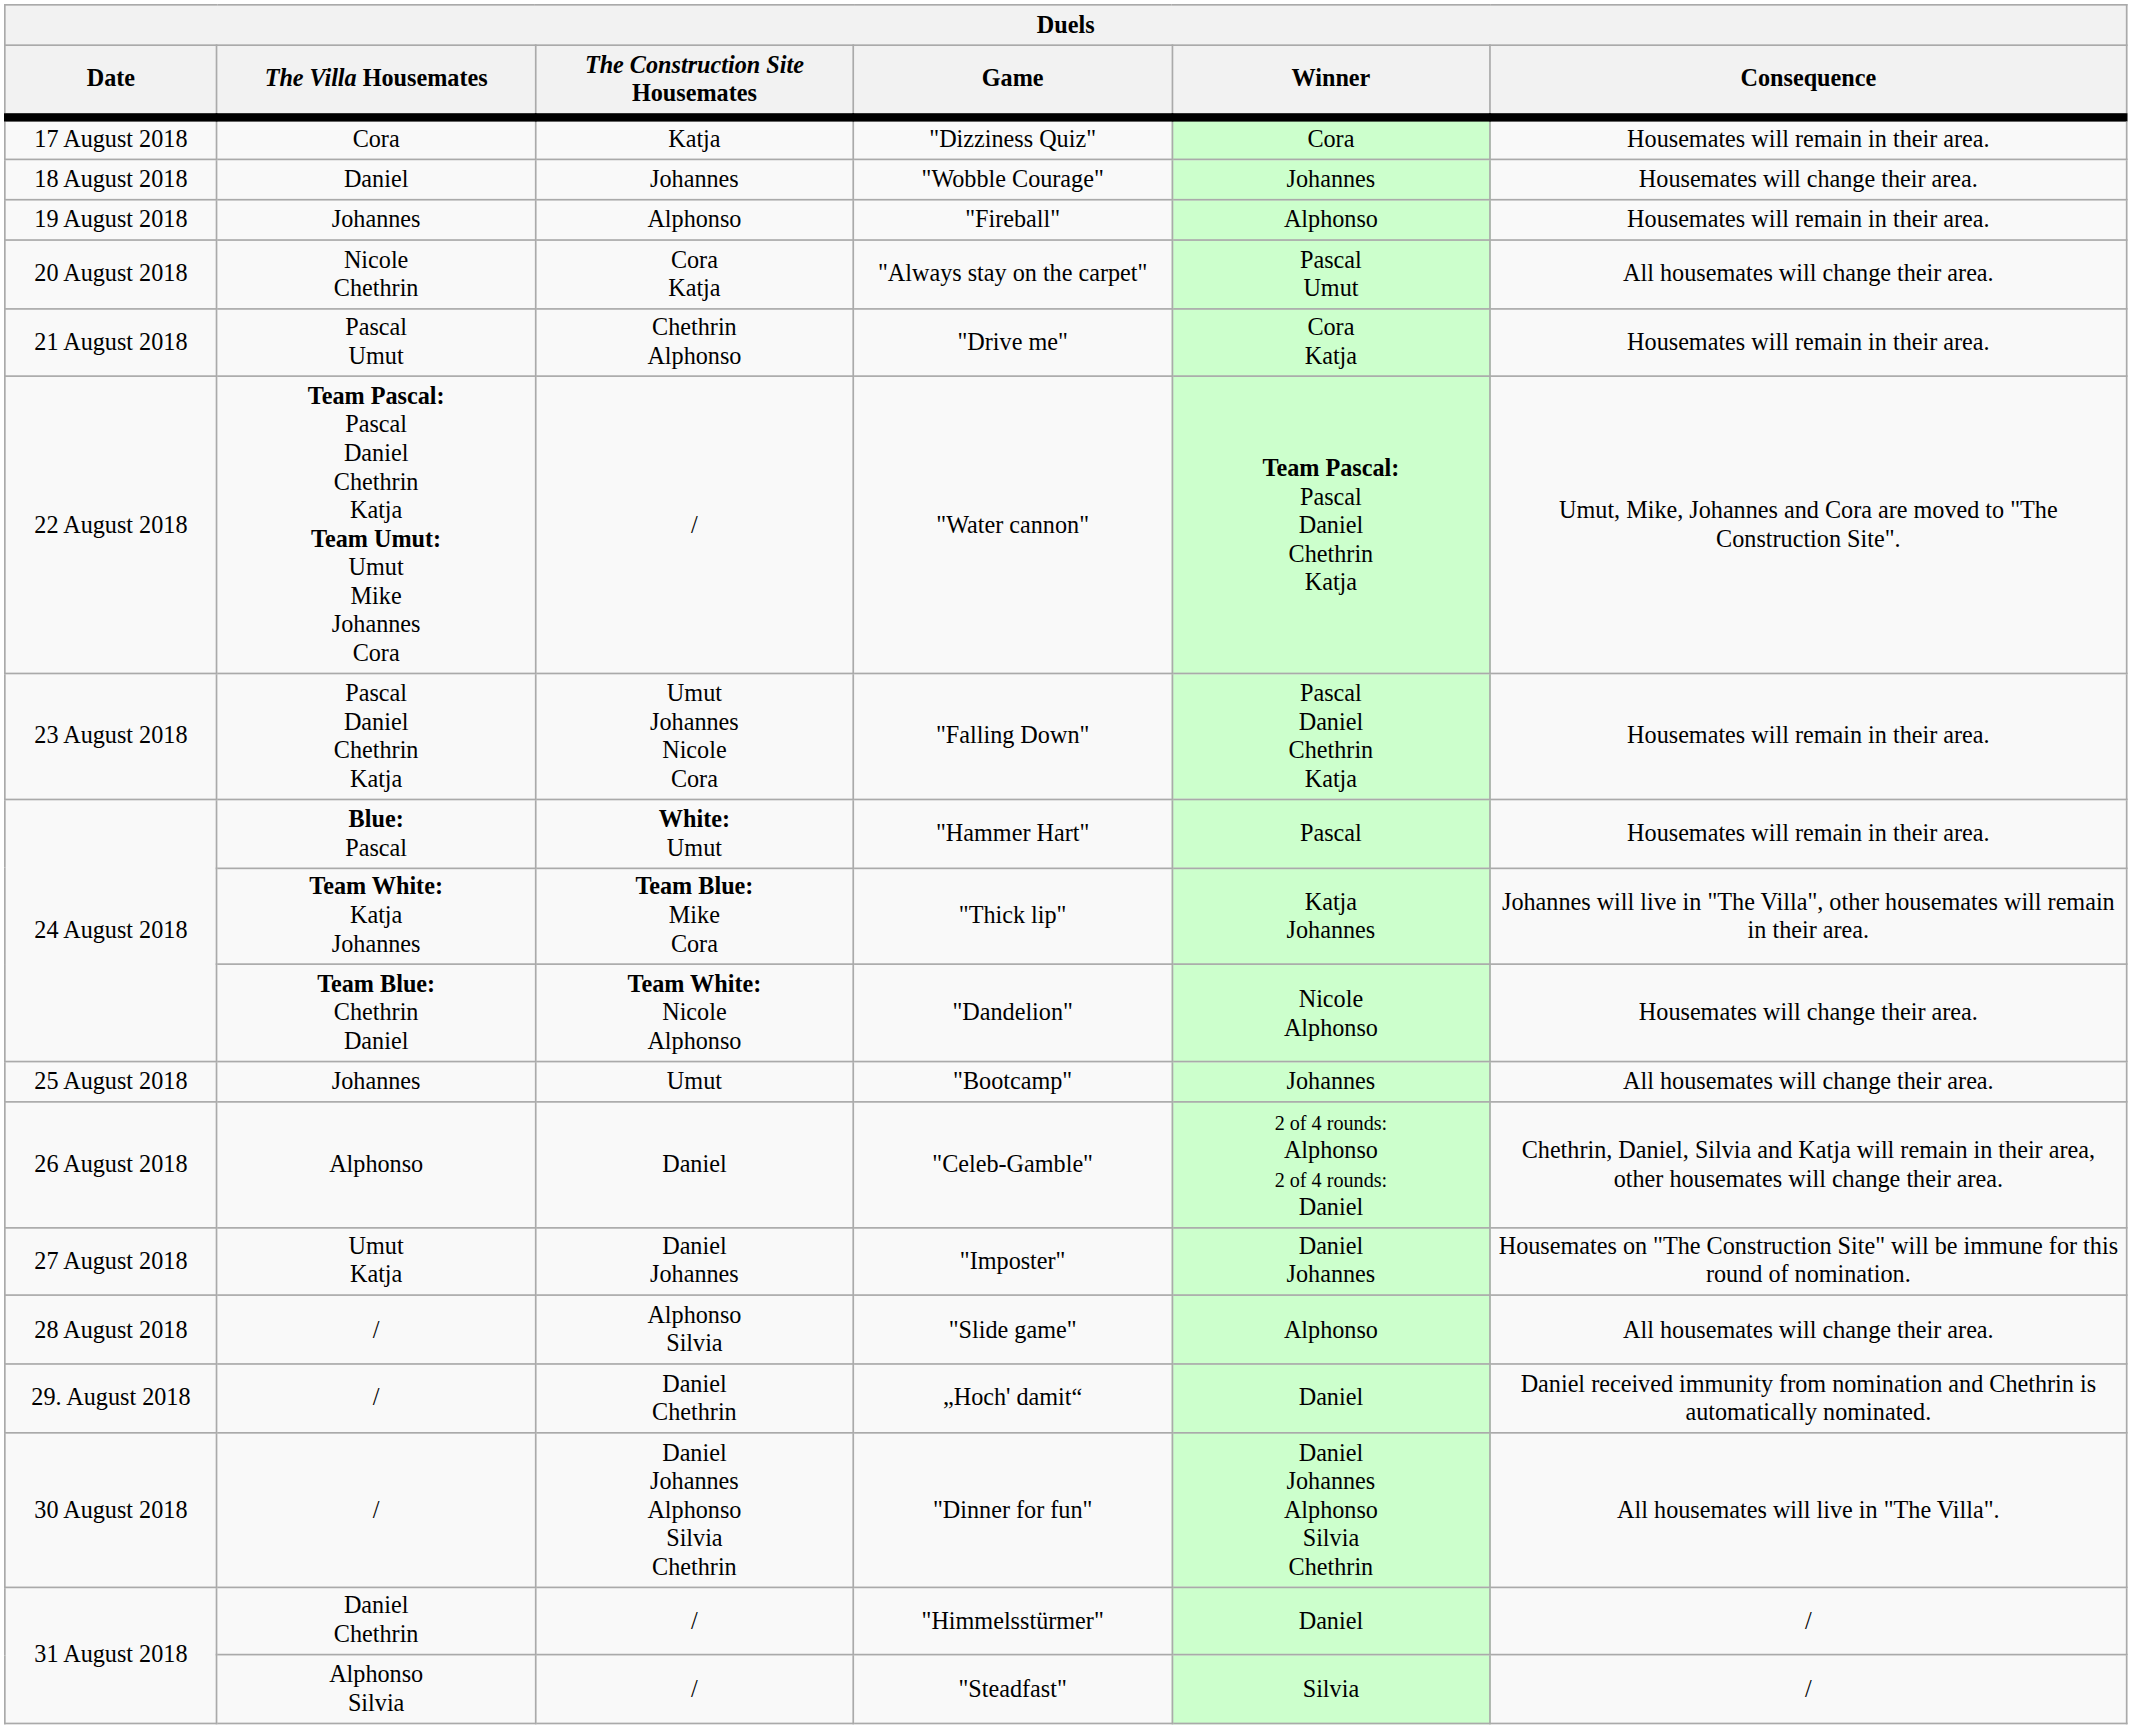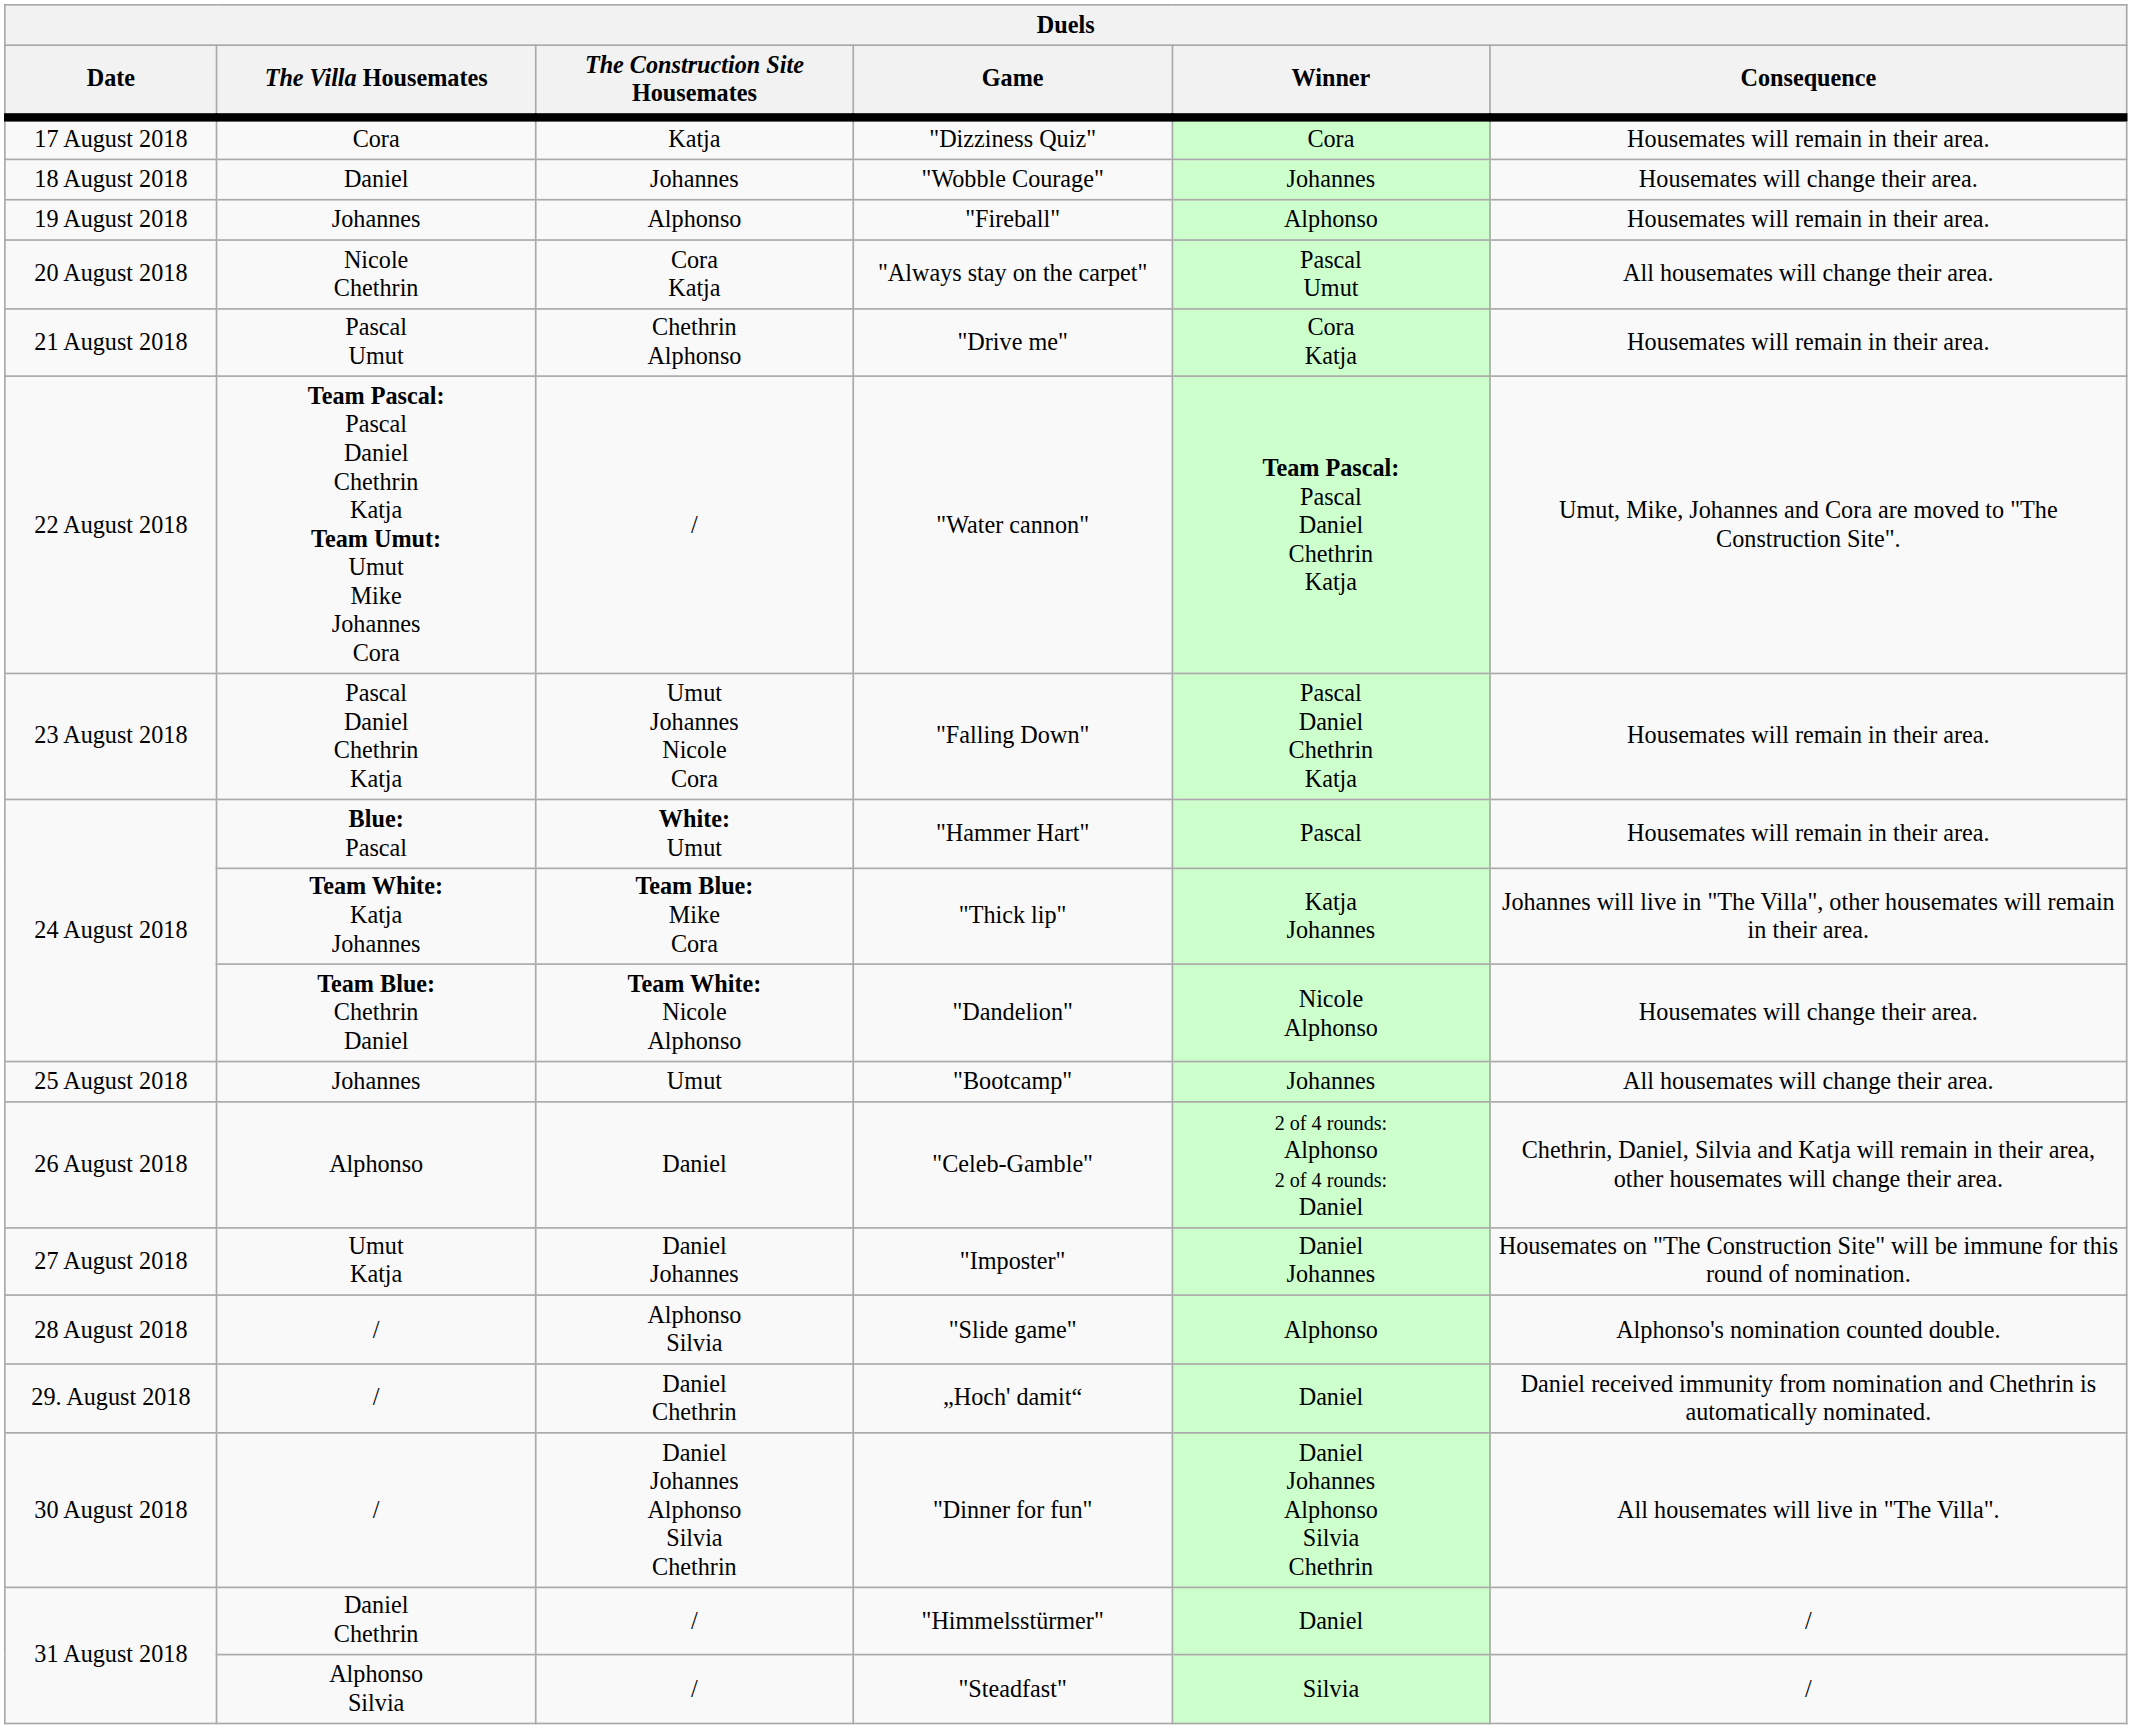(1808, 1329) All housemates will change their area. -> (1808, 1329) Alphonso's nomination counted double.
